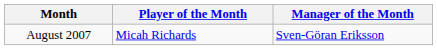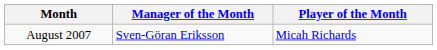columns swapped: (353, 14) <-> (193, 14)
